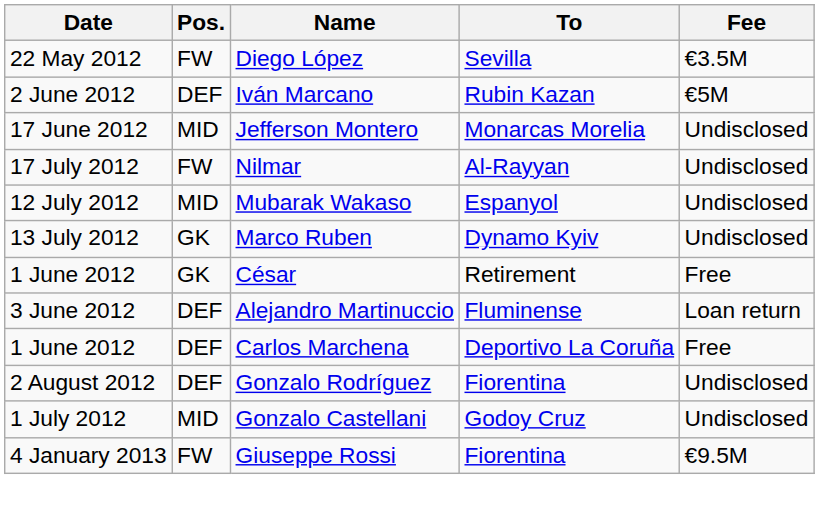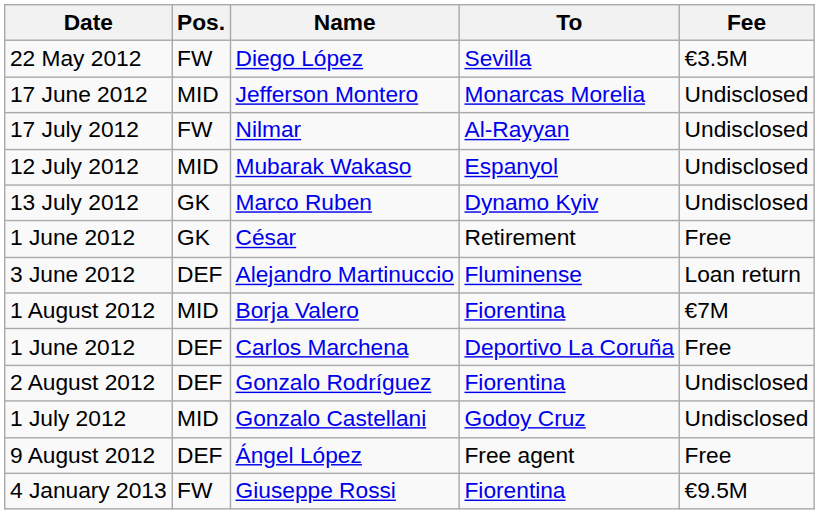- row: (304, 94)
+ row: (297, 310)
+ row: (299, 454)
